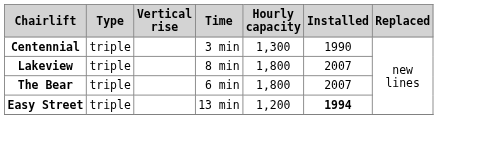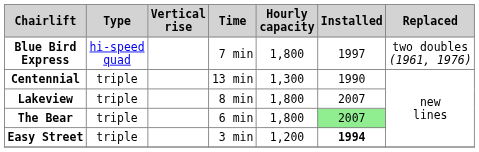+ row: (45, 53)
(222, 47) 3 min -> (233, 79) 13 min
(338, 85) no background -> (352, 118) lightgreen background
(219, 105) 13 min -> (236, 137) 3 min
